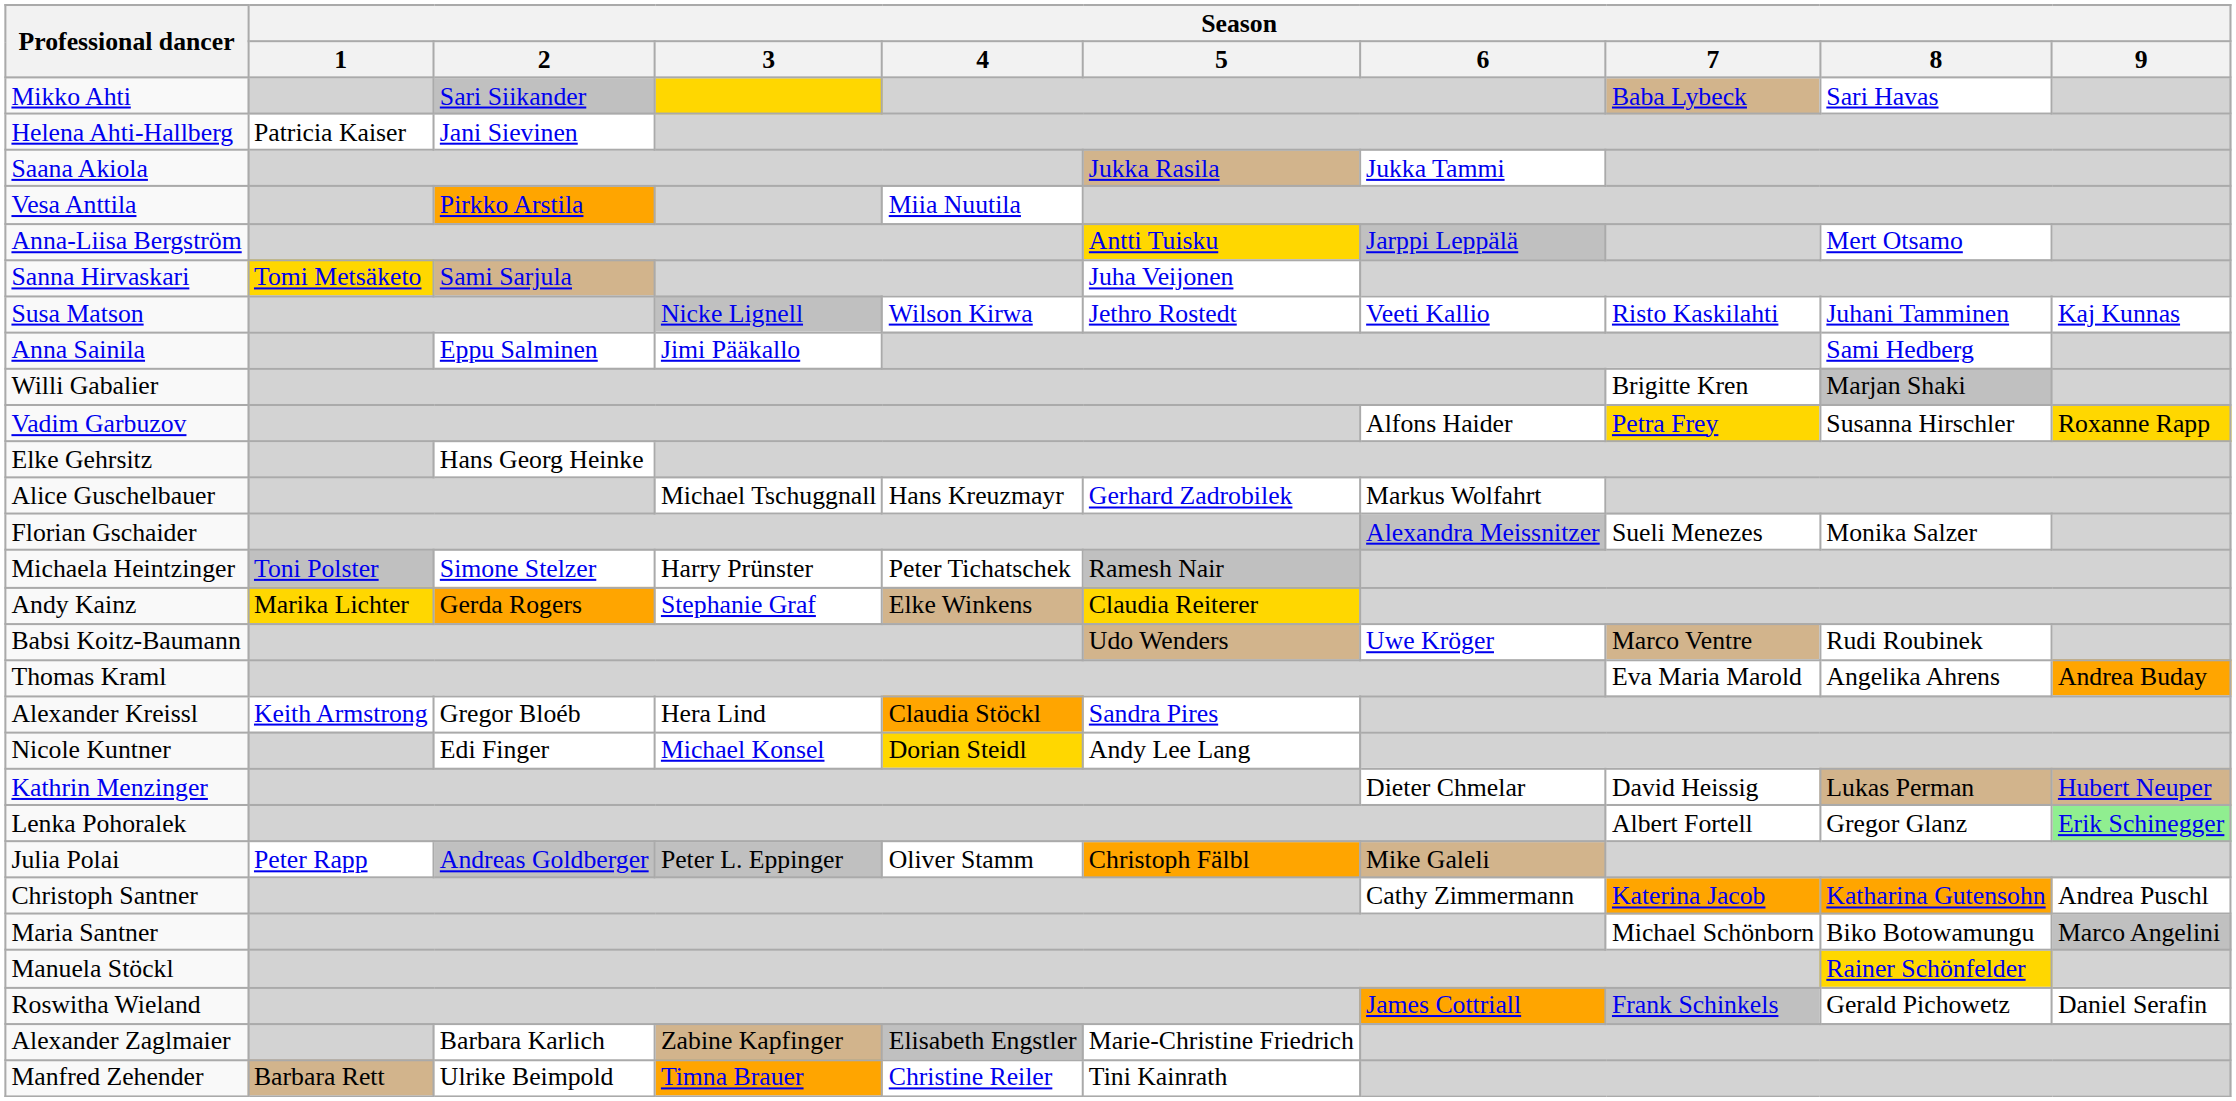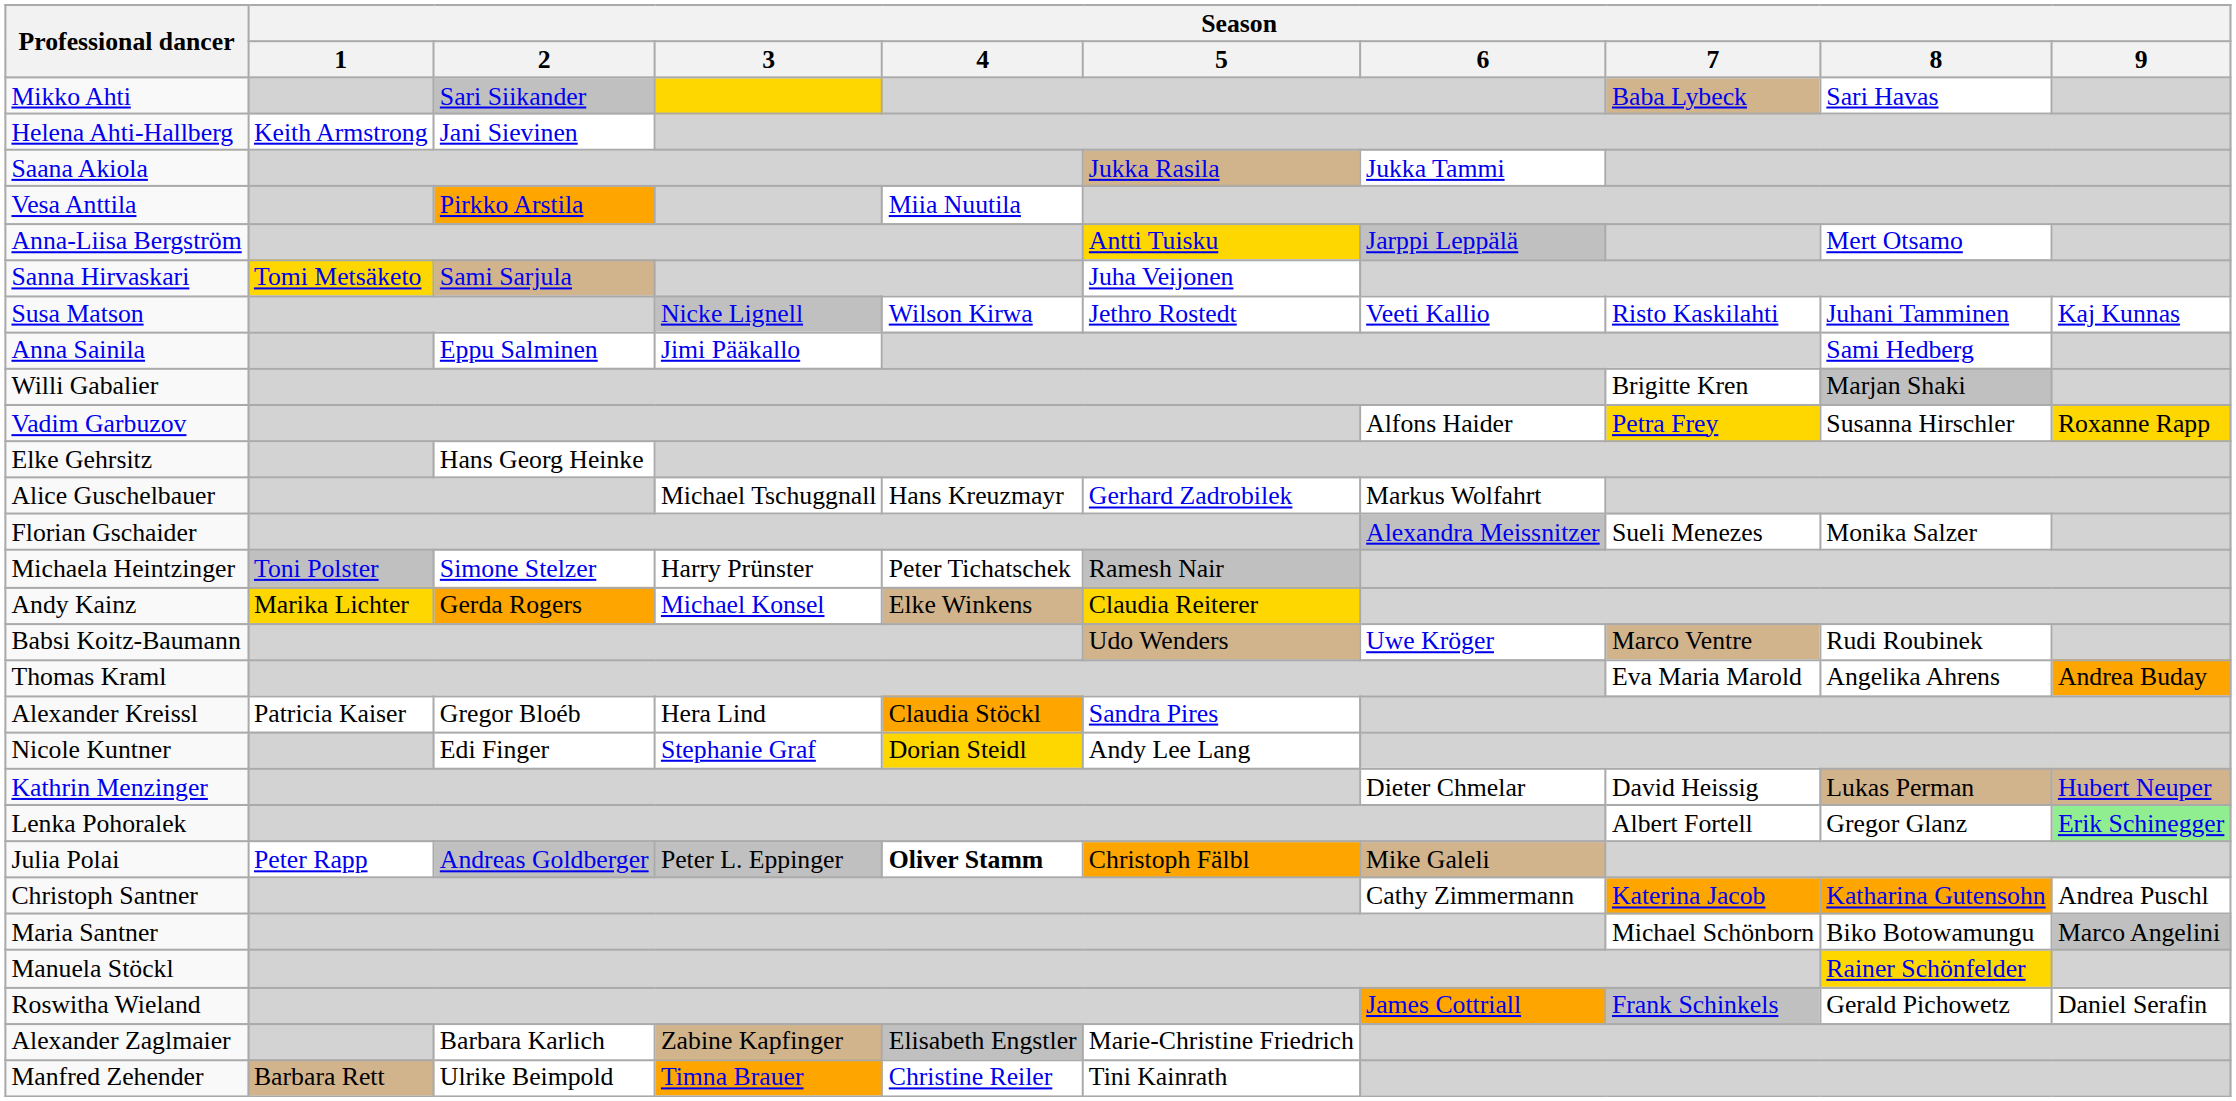(330, 132) Patricia Kaiser -> (341, 132) Keith Armstrong
(738, 605) Stephanie Graf -> (743, 605) Michael Konsel
(341, 714) Keith Armstrong -> (330, 714) Patricia Kaiser
(743, 751) Michael Konsel -> (738, 751) Stephanie Graf
(961, 860) normal -> (966, 860) bold
